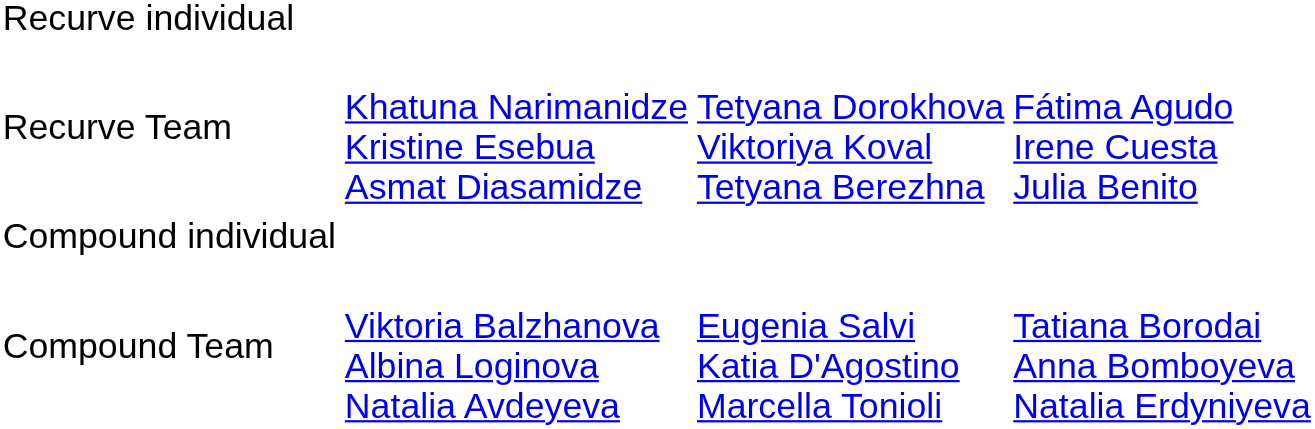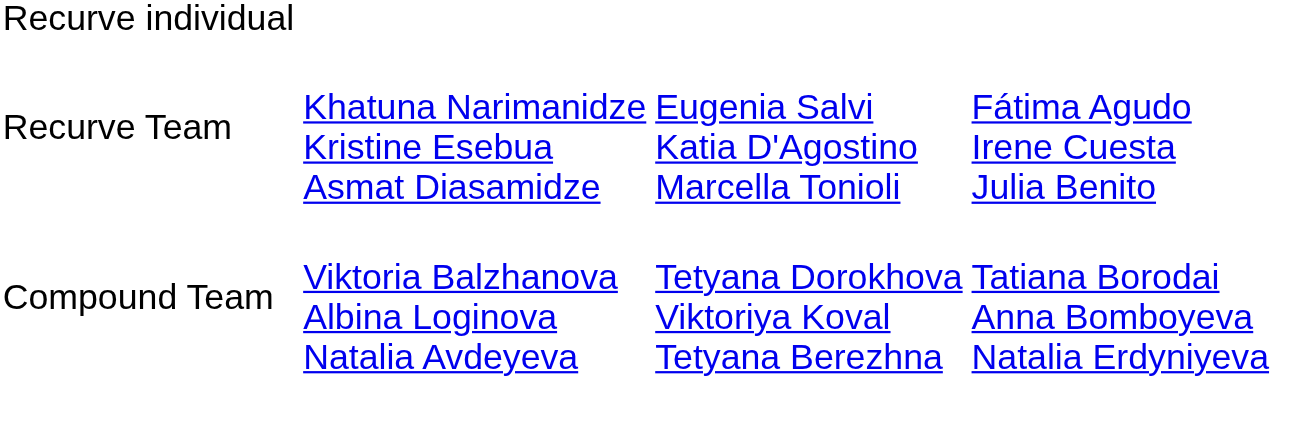(851, 147) Tetyana Dorokhova Viktoriya Koval Tetyana Berezhna -> (787, 147) Eugenia Salvi Katia D'Agostino Marcella Tonioli
- row: (169, 236)
(828, 366) Eugenia Salvi Katia D'Agostino Marcella Tonioli -> (809, 316) Tetyana Dorokhova Viktoriya Koval Tetyana Berezhna
